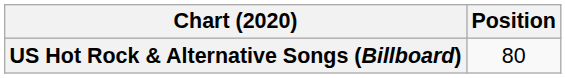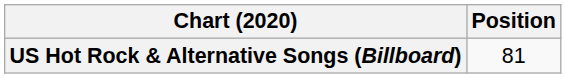(514, 55) 80 -> (514, 55) 81
